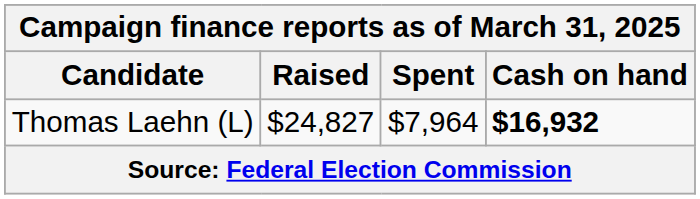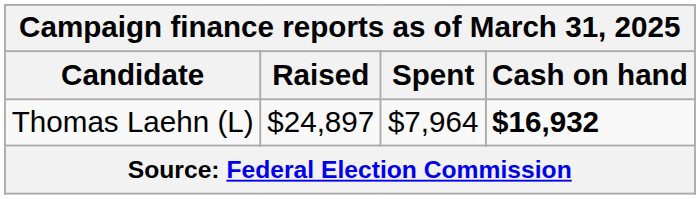(321, 121) $24,827 -> (321, 121) $24,897
